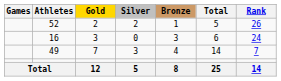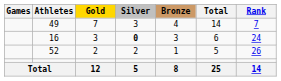rows swapped: (54, 24) <-> (54, 52)
(136, 38) normal -> (136, 38) bold
